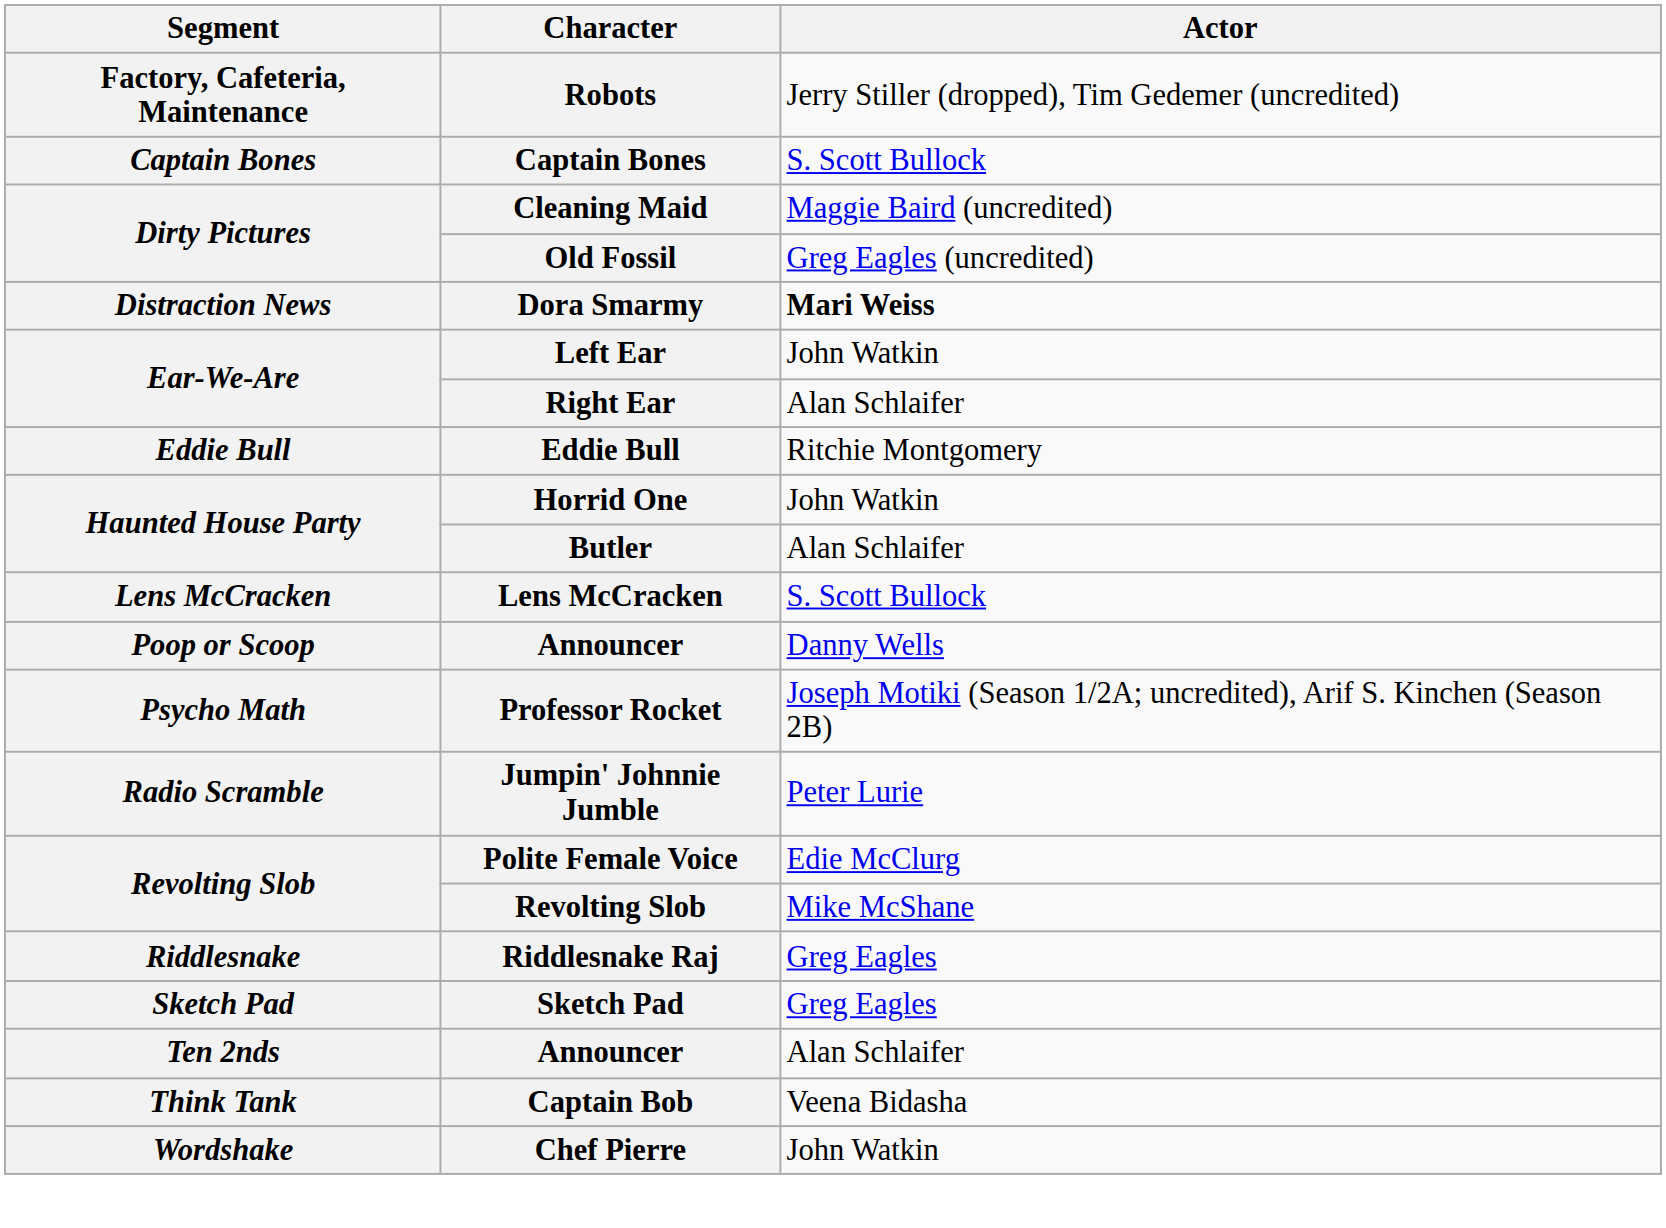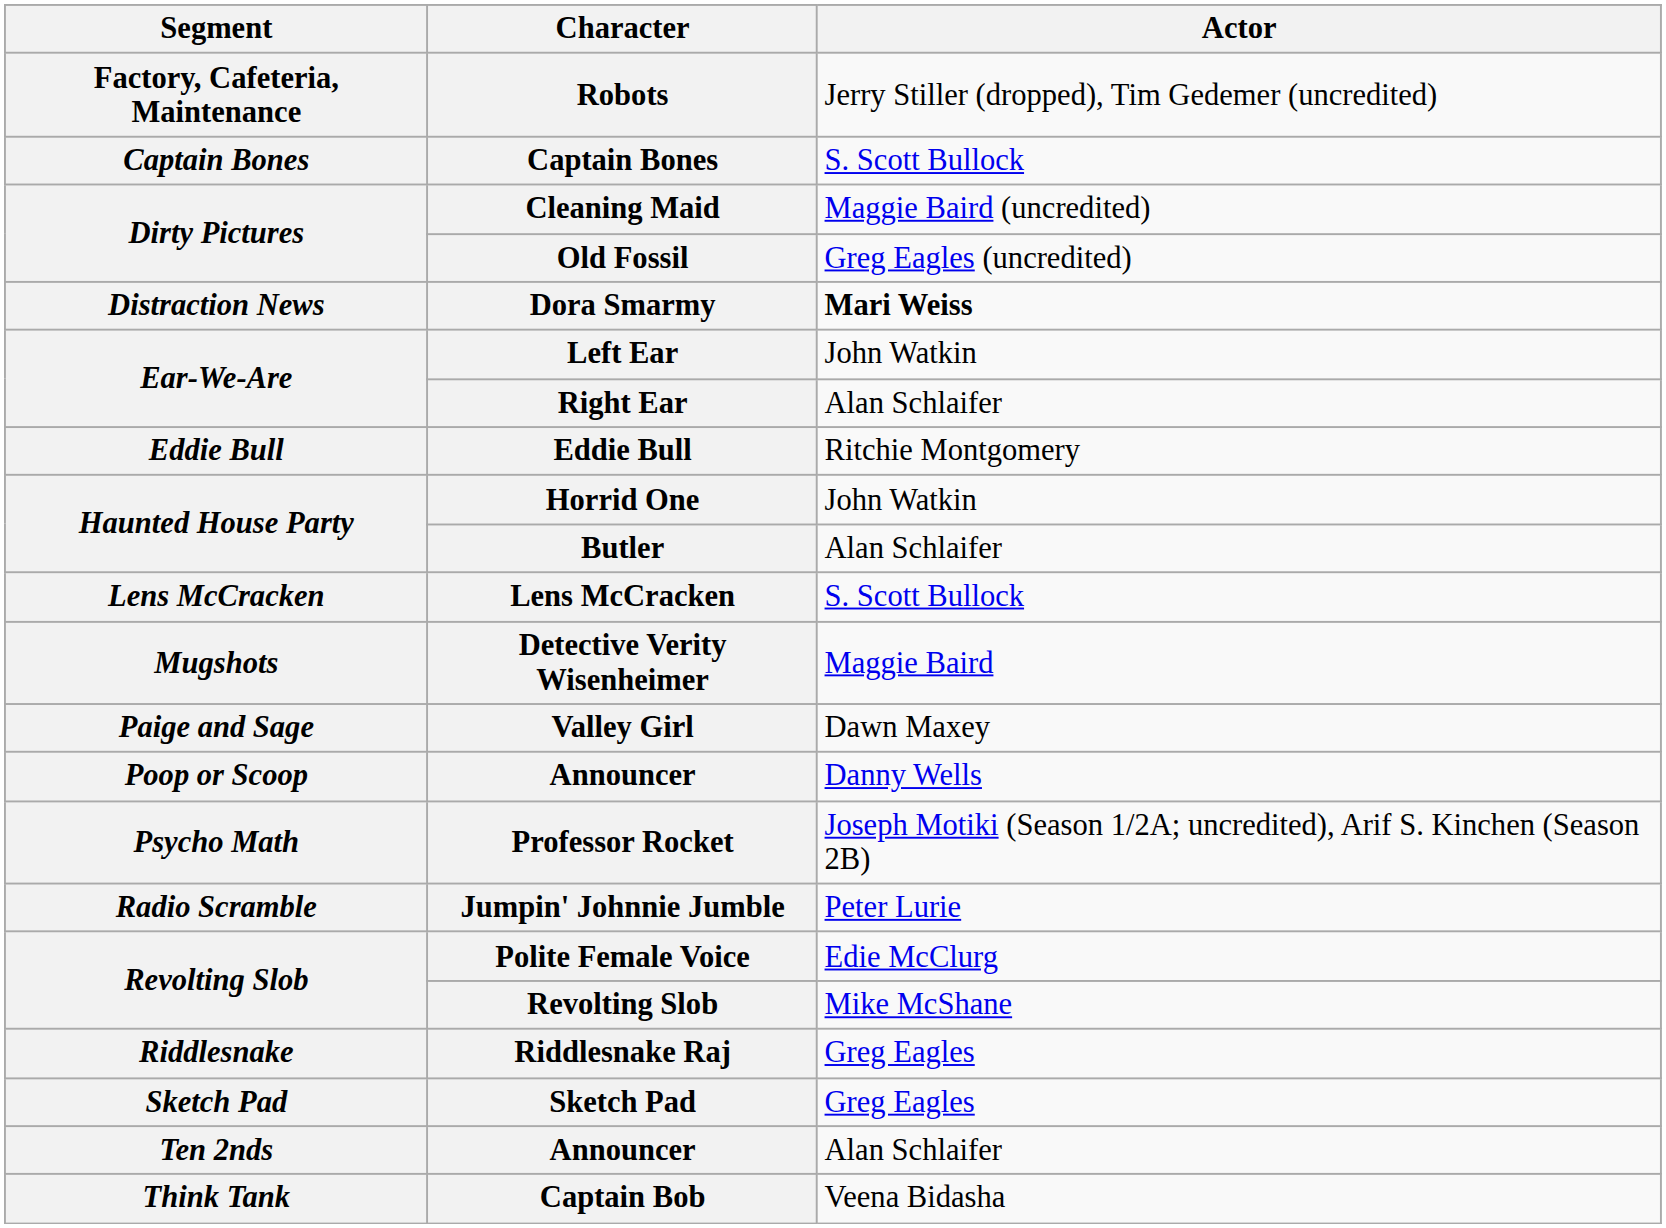+ row: (216, 661)
+ row: (216, 727)
- row: (223, 1149)
